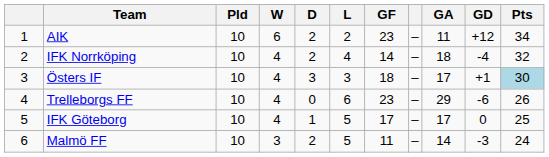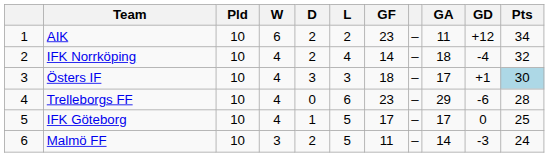(522, 99) 26 -> (522, 99) 28
